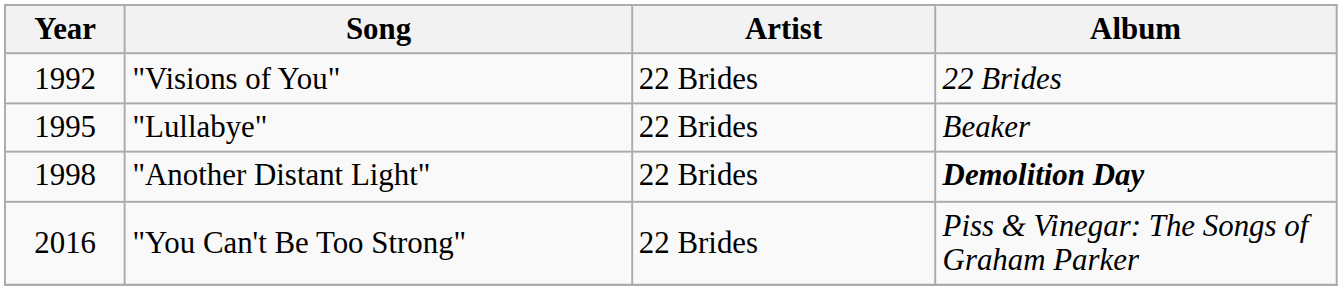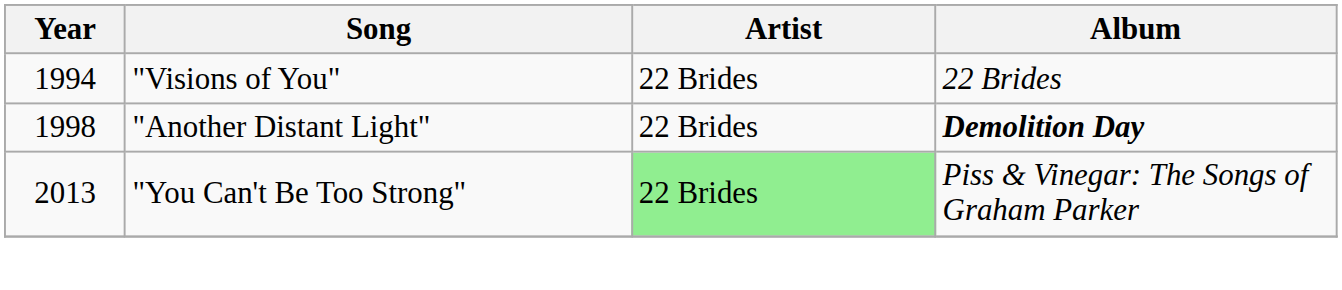(65, 77) 1992 -> (65, 77) 1994
- row: (200, 126)
(65, 242) 2016 -> (65, 193) 2013
(698, 242) no background -> (698, 193) lightgreen background
